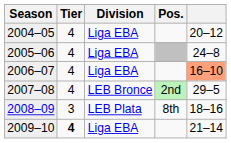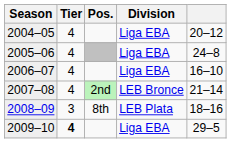columns swapped: (120, 14) <-> (171, 14)
(206, 71) lightsalmon background -> (206, 71) no background
(206, 90) 29–5 -> (206, 90) 21–14
(206, 128) 21–14 -> (206, 128) 29–5
